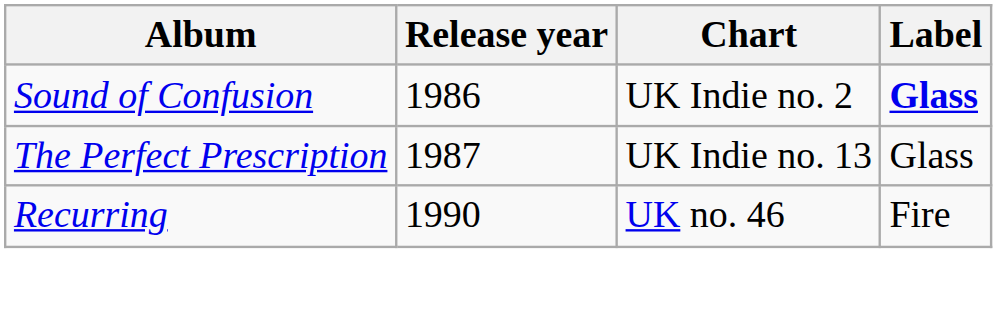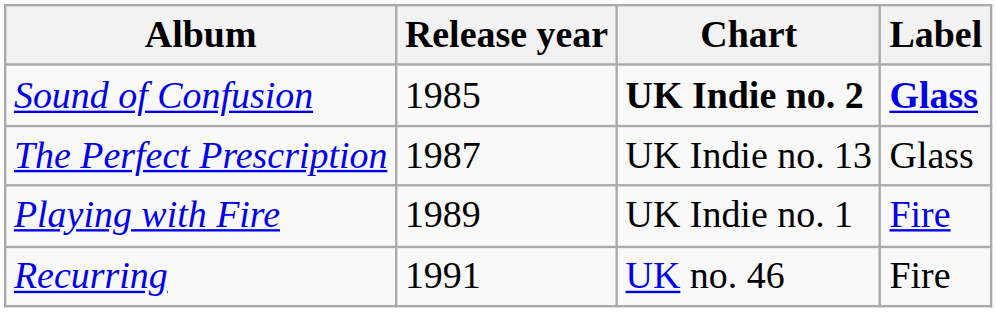(443, 94) 1986 -> (443, 94) 1985
(739, 94) normal -> (745, 94) bold
+ row: (147, 214)
(443, 214) 1990 -> (443, 275) 1991
